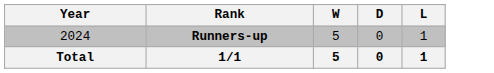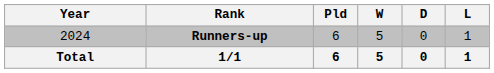+ column: (336, 15)
